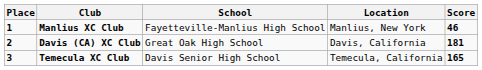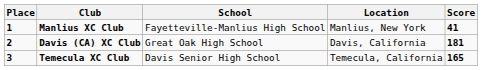(453, 27) 46 -> (453, 27) 41
